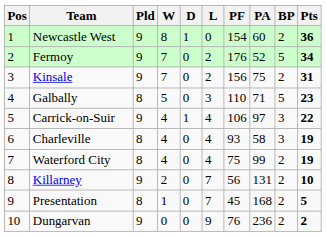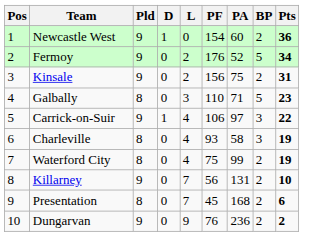- column: (169, 15)
(304, 200) 5 -> (282, 200) 6
